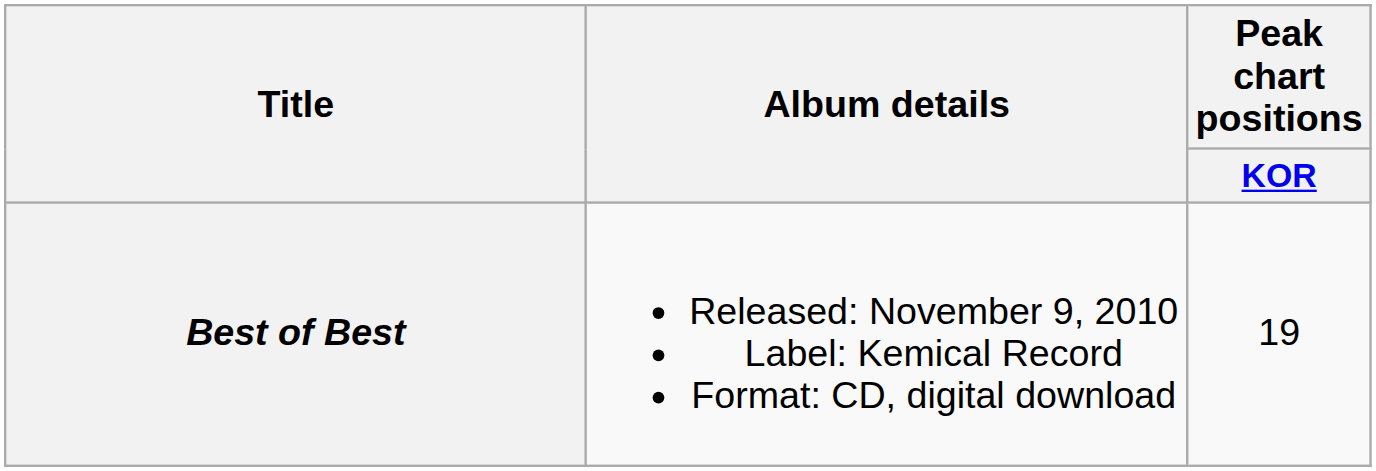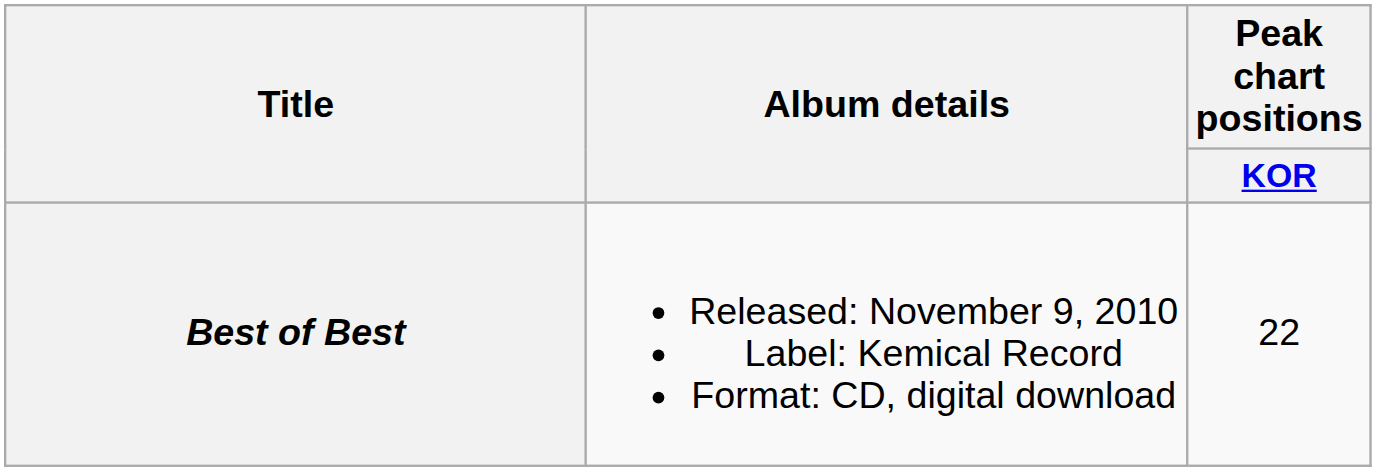(1279, 333) 19 -> (1279, 333) 22
